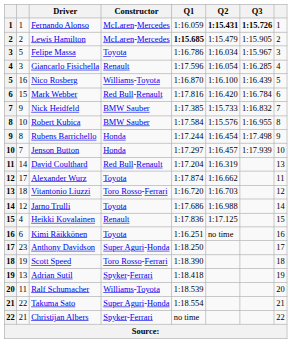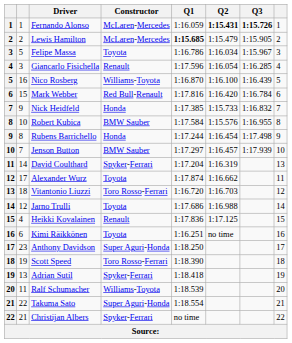(126, 108) BMW Sauber -> (114, 108) Honda
(114, 150) Honda -> (126, 150) BMW Sauber
(133, 164) Red Bull-Renault -> (128, 164) Spyker-Ferrari
